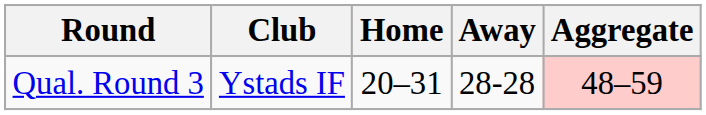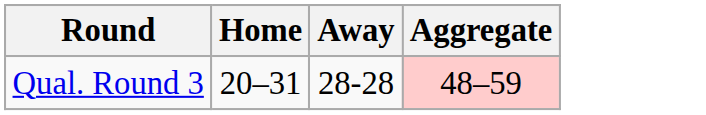- column: (282, 30)
